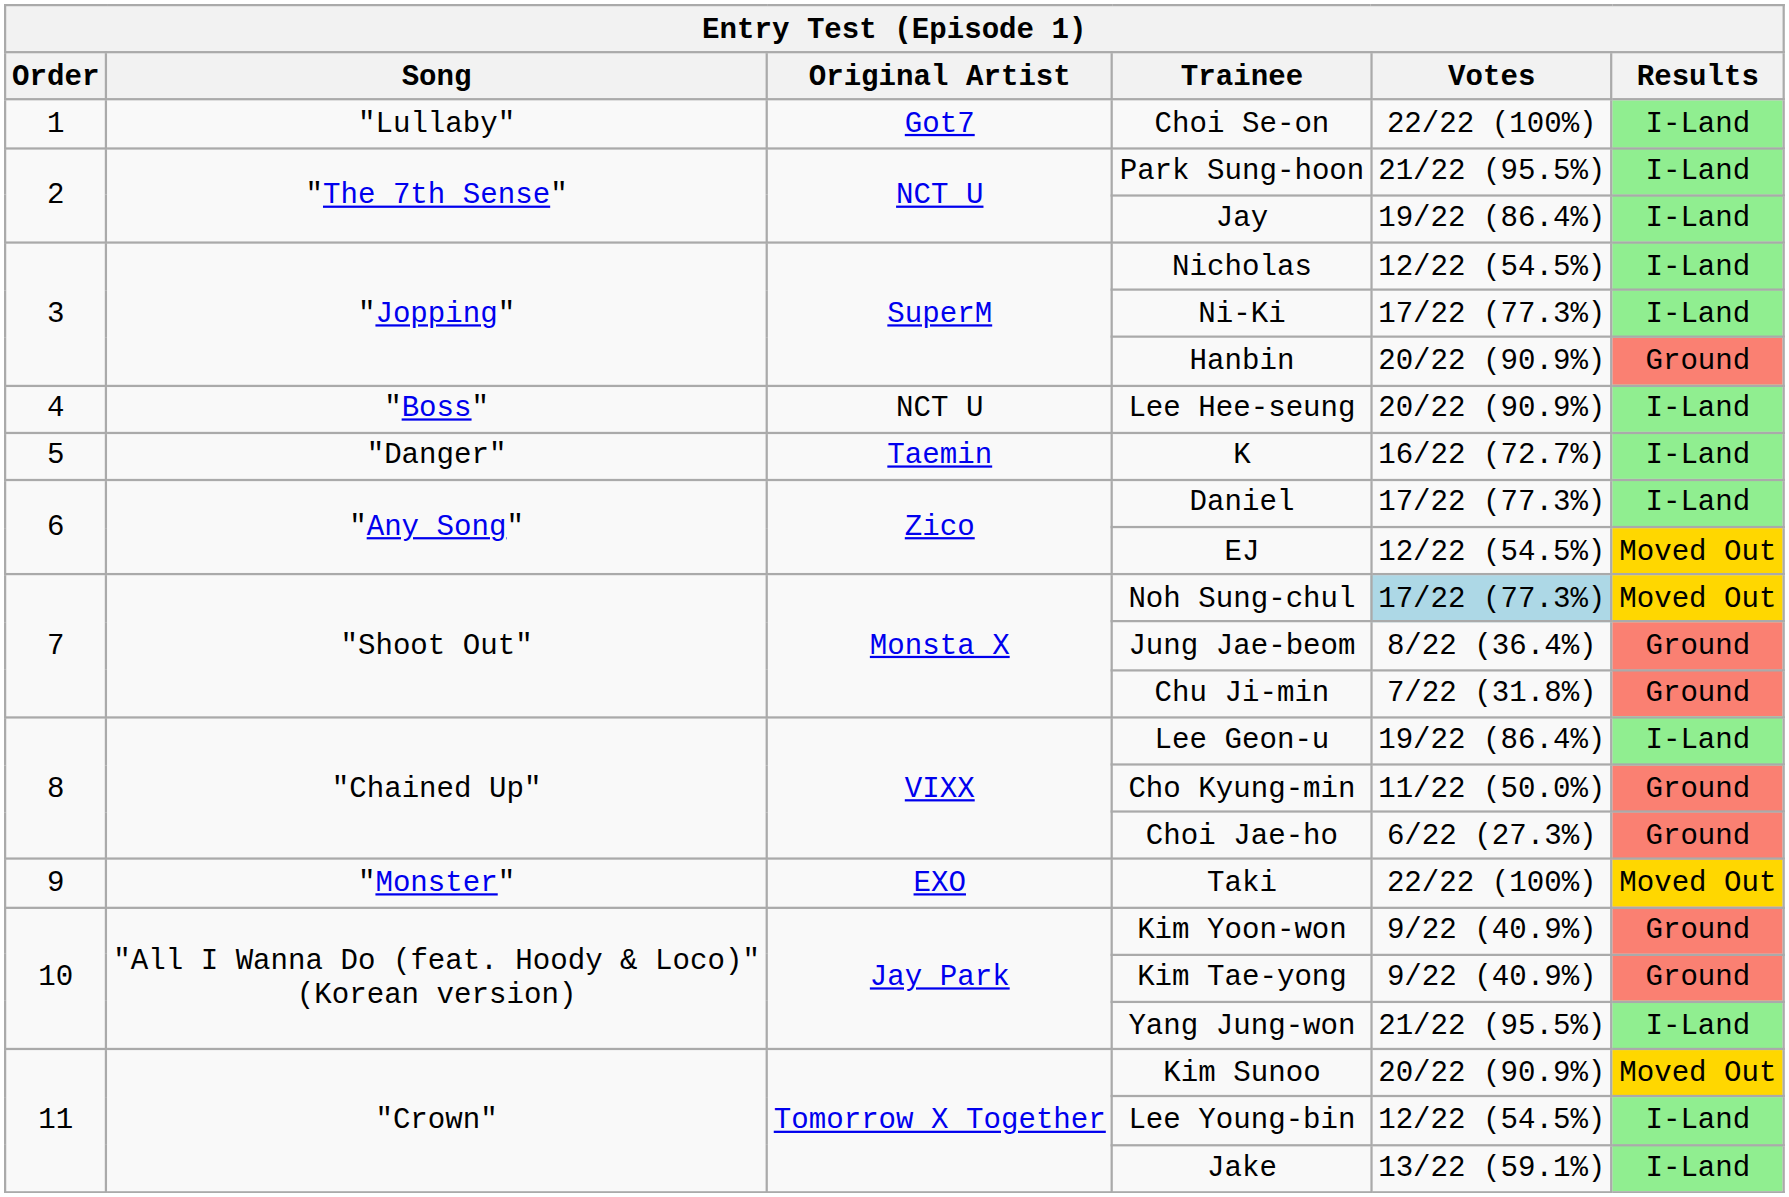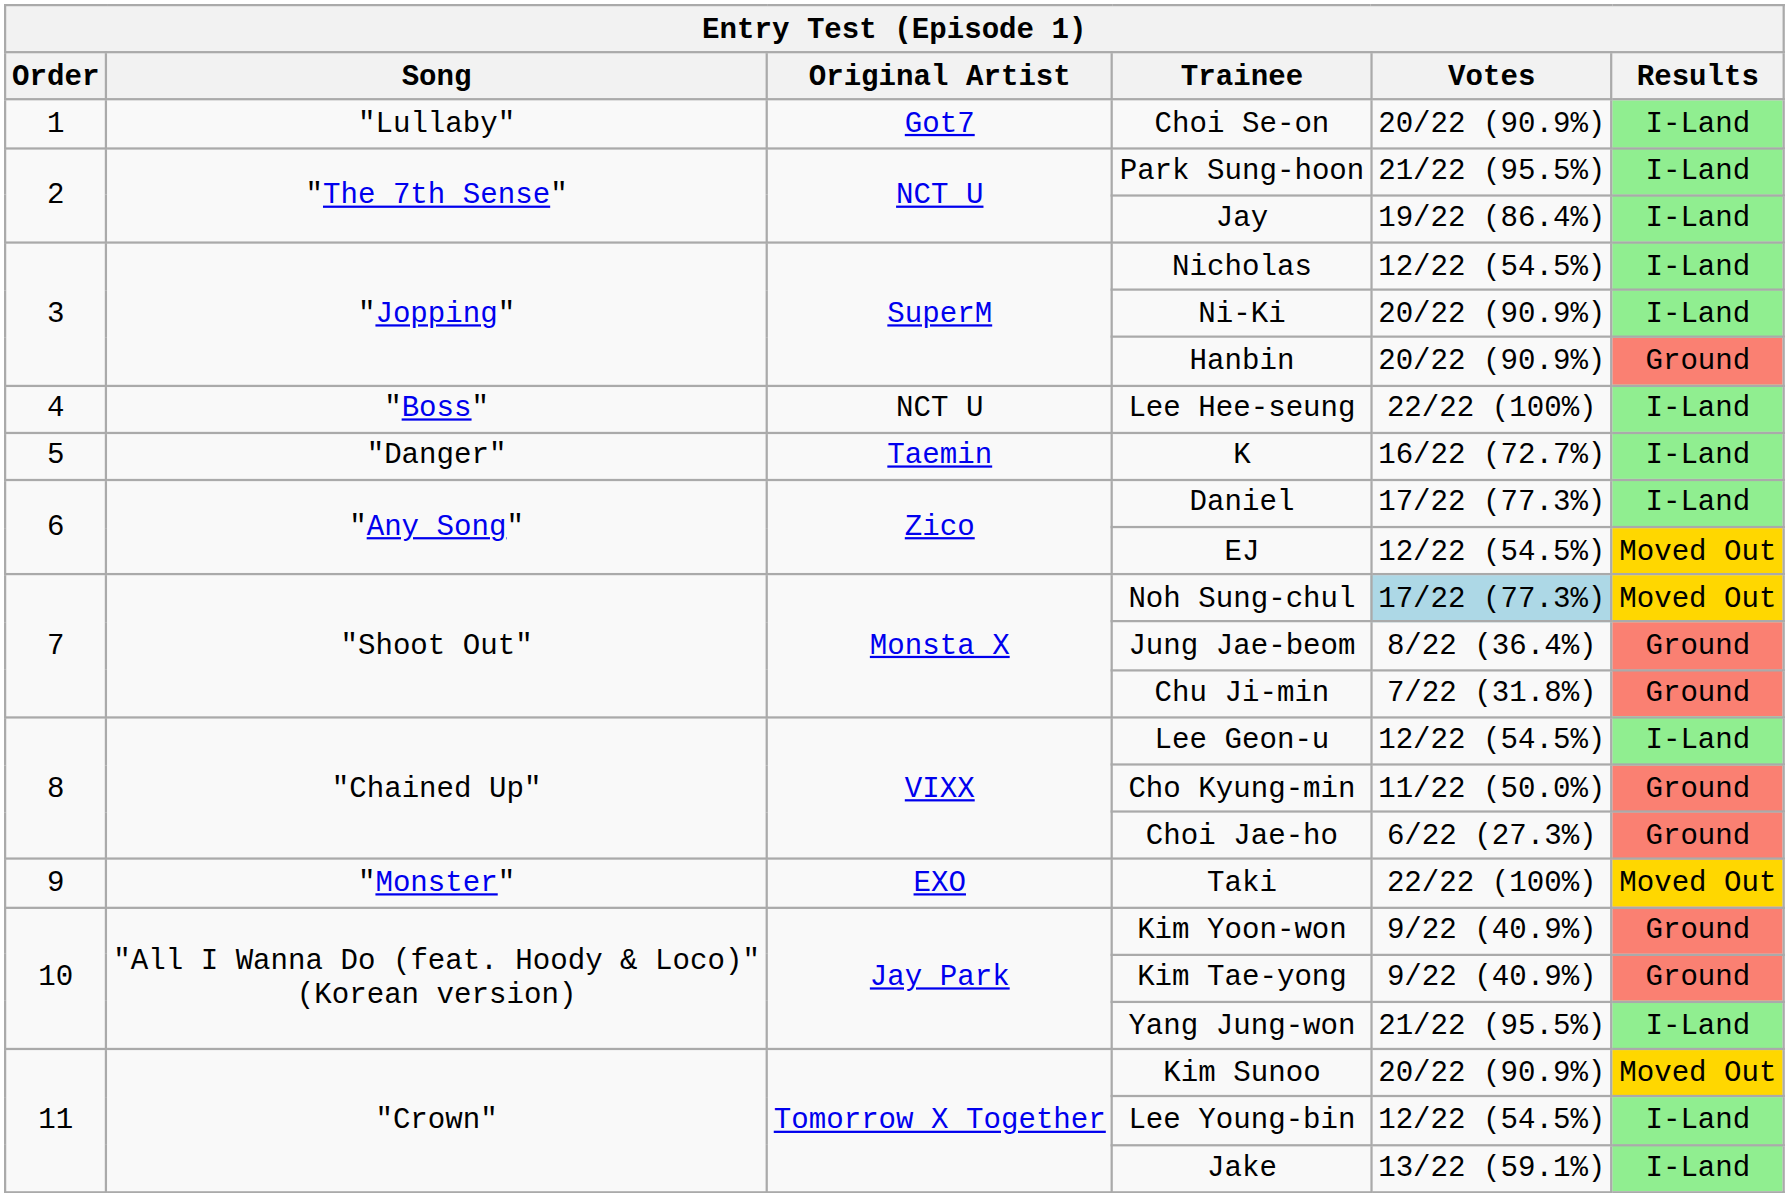(1492, 124) 22/22 (100%) -> (1492, 124) 20/22 (90.9%)
(1492, 314) 17/22 (77.3%) -> (1492, 314) 20/22 (90.9%)
(1492, 409) 20/22 (90.9%) -> (1492, 409) 22/22 (100%)
(1492, 741) 19/22 (86.4%) -> (1492, 741) 12/22 (54.5%)
